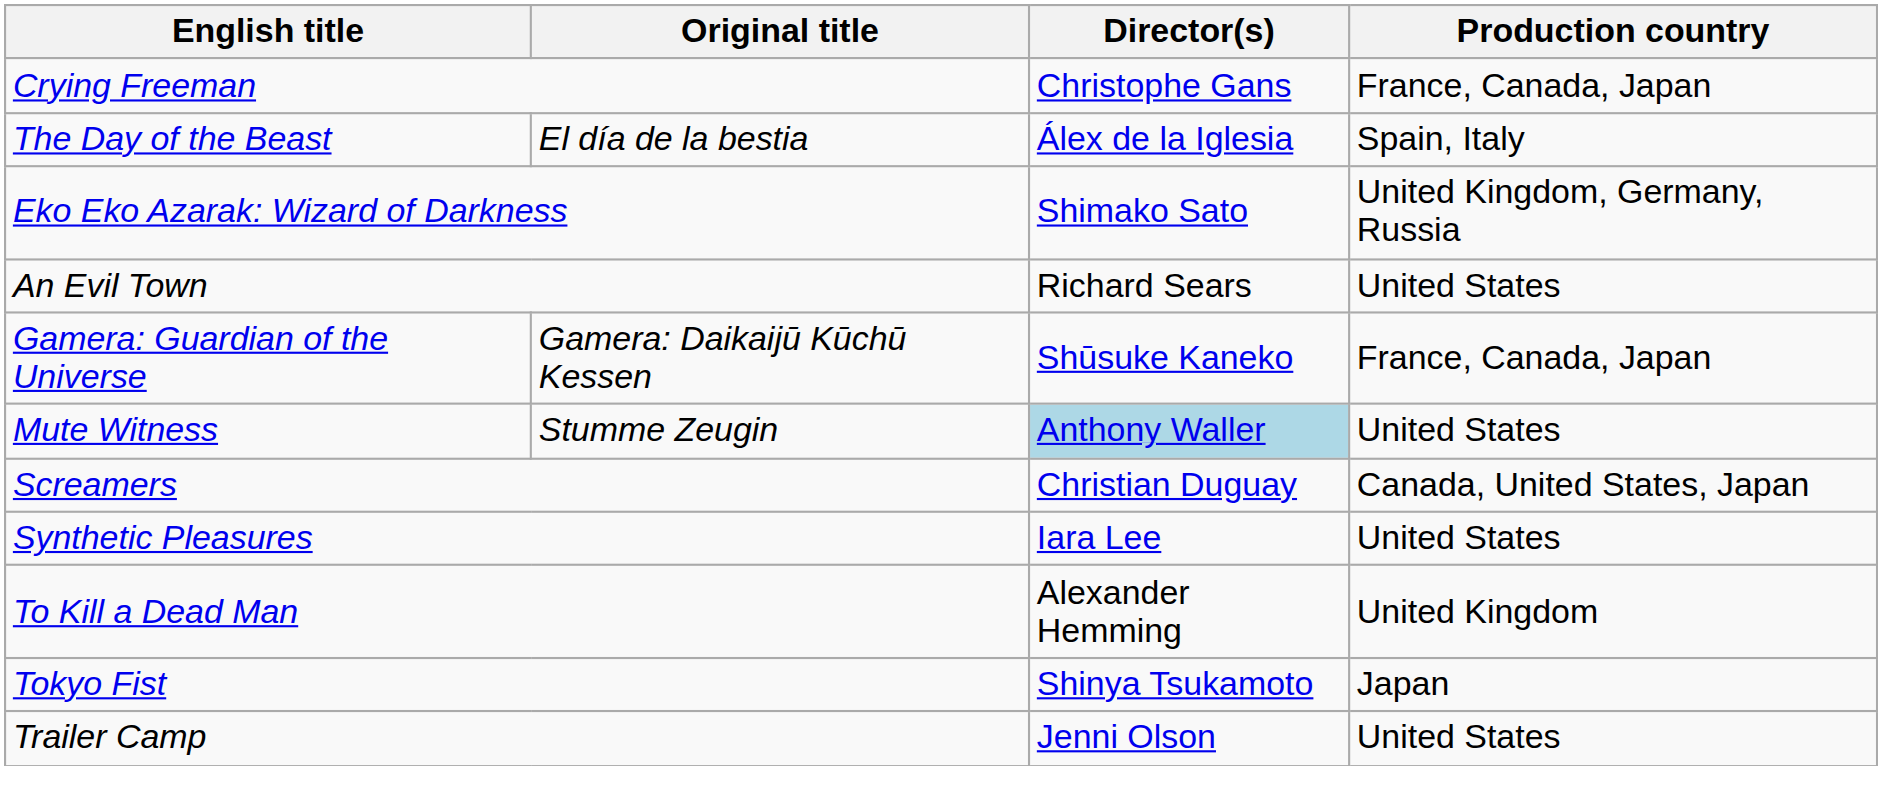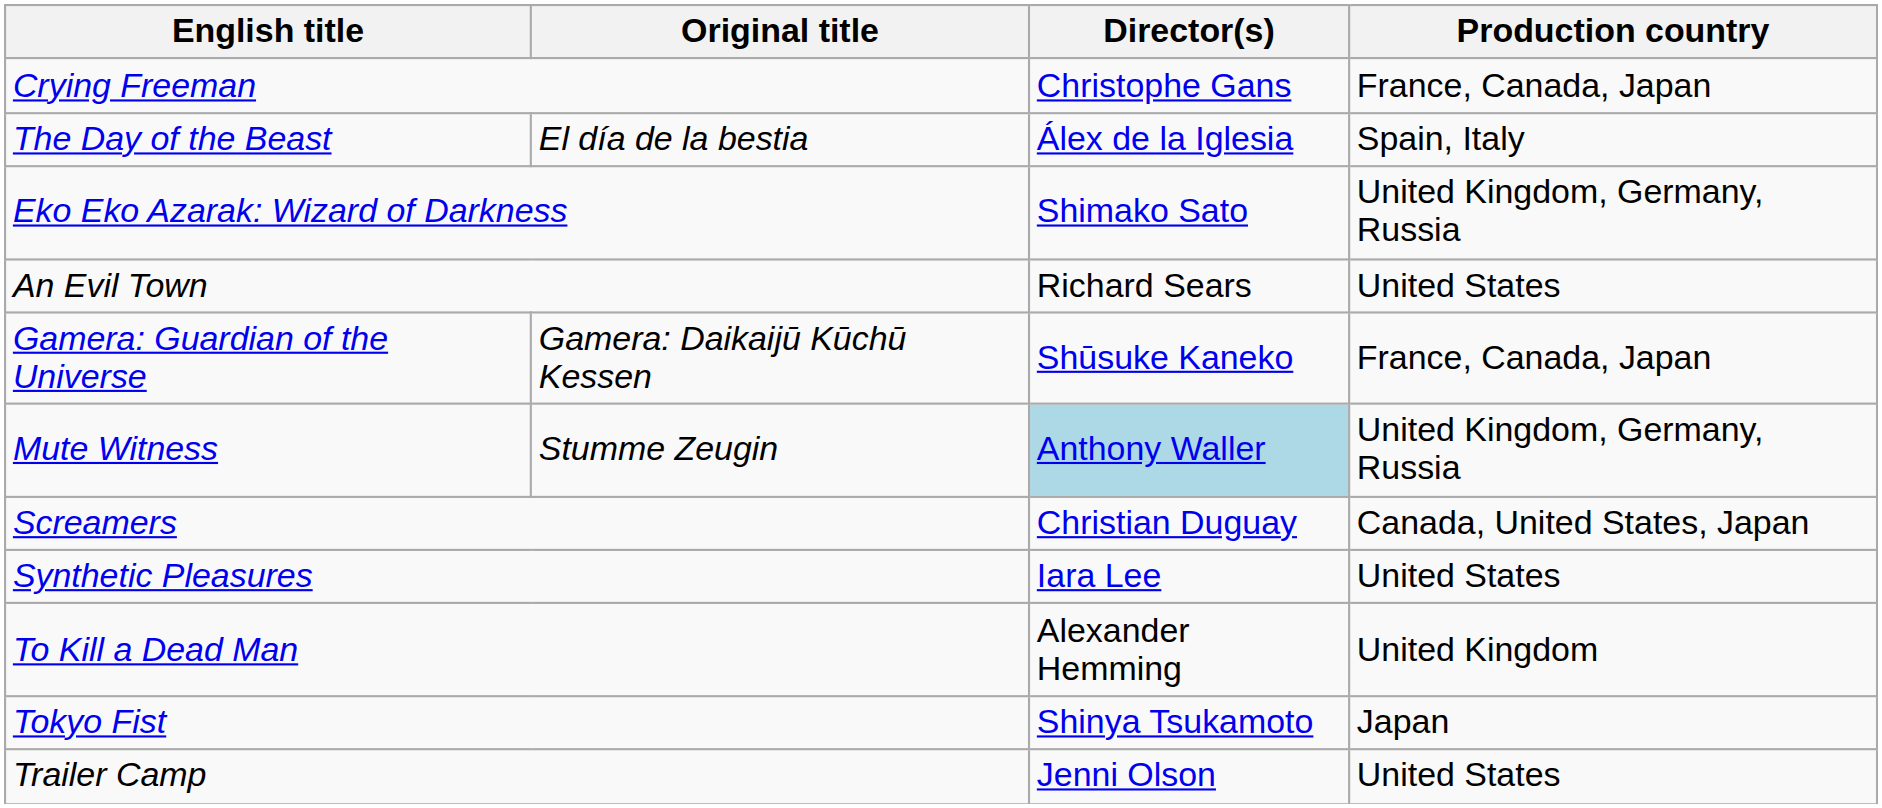(1459, 430) United States -> (1560, 449) United Kingdom, Germany, Russia
